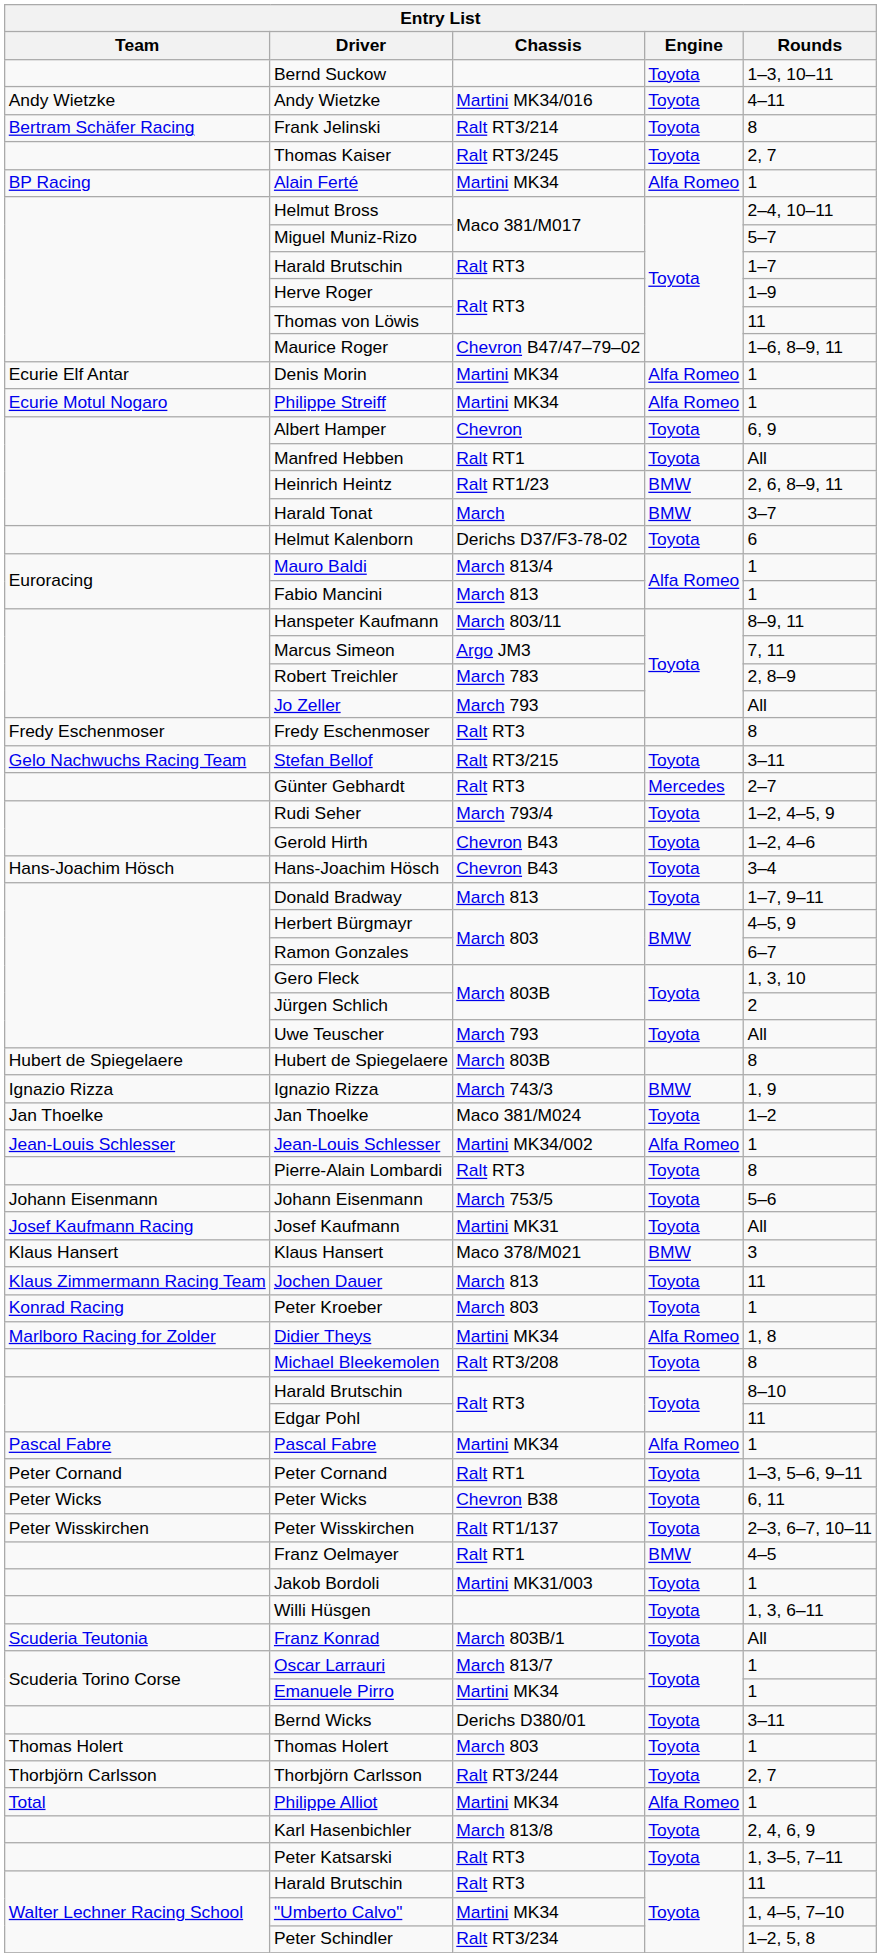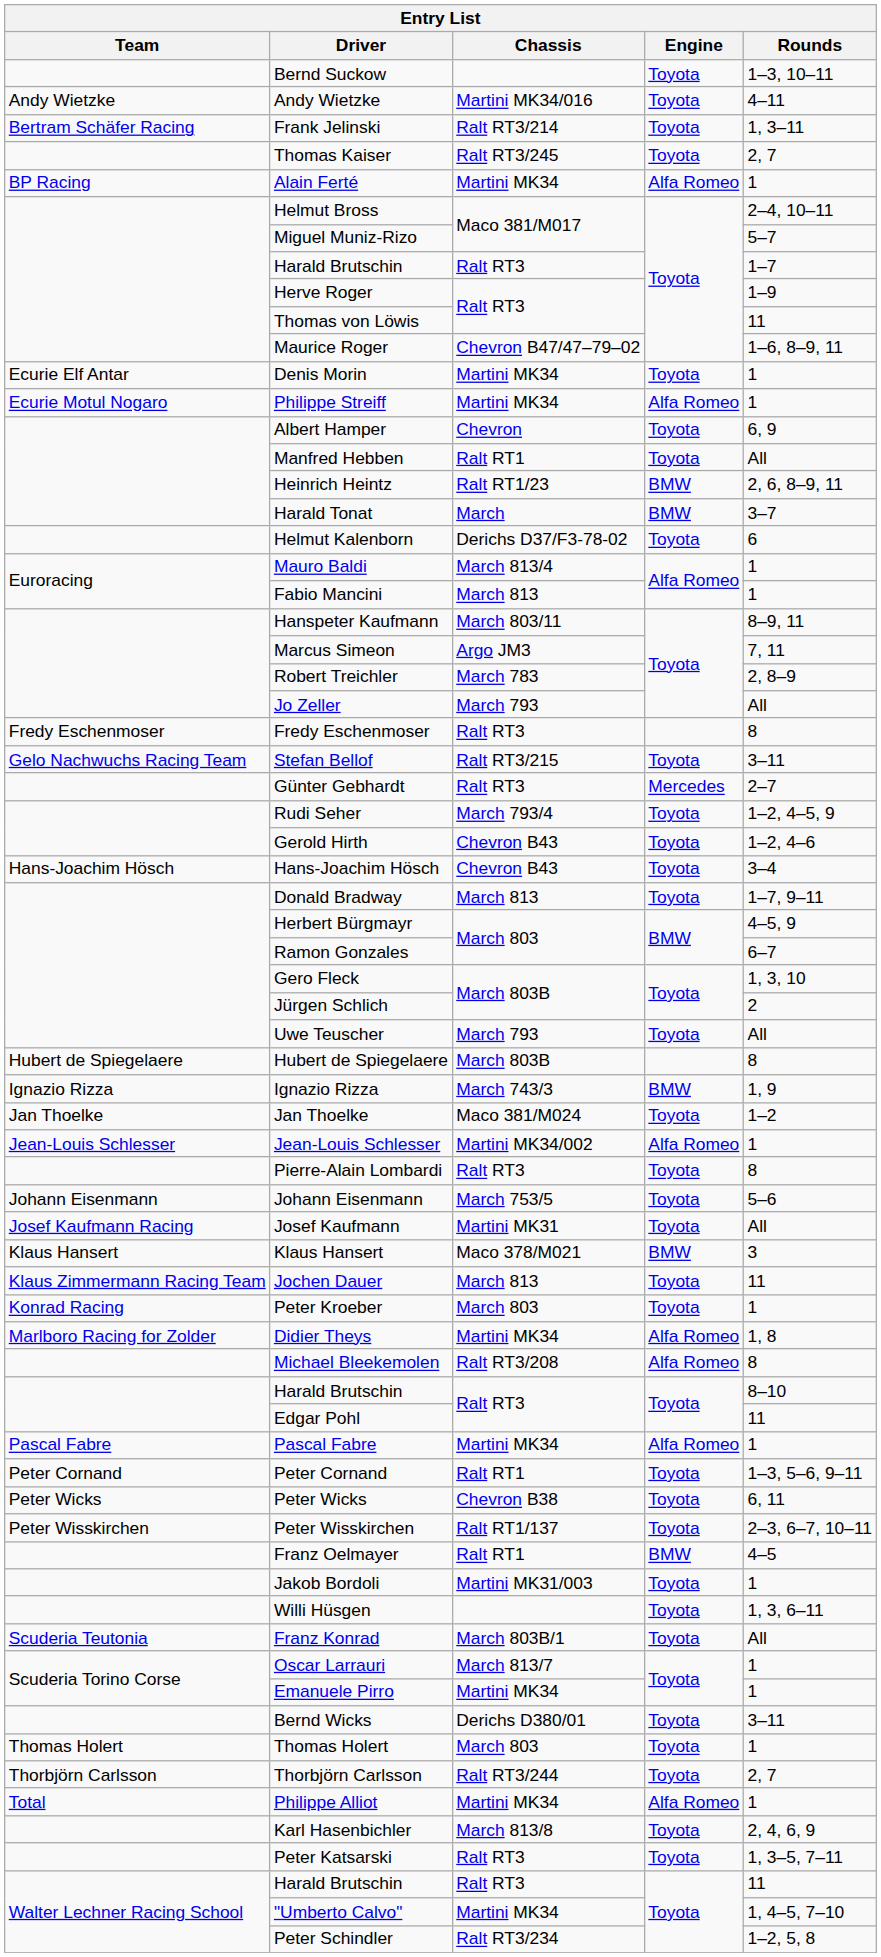(752, 128) 8 -> (776, 128) 1, 3–11
(694, 375) Alfa Romeo -> (674, 375) Toyota
(674, 1363) Toyota -> (694, 1363) Alfa Romeo
